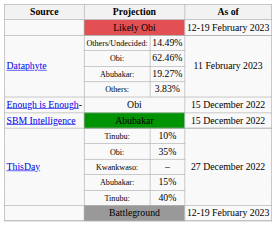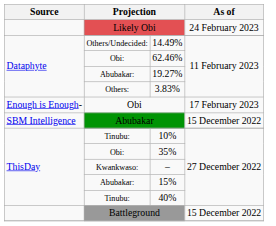(228, 27) 12-19 February 2023 -> (224, 27) 24 February 2023
(228, 105) 15 December 2022 -> (224, 105) 17 February 2023
(228, 213) 12-19 February 2023 -> (224, 213) 15 December 2022
